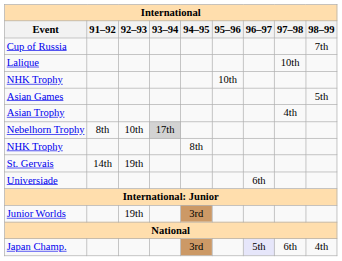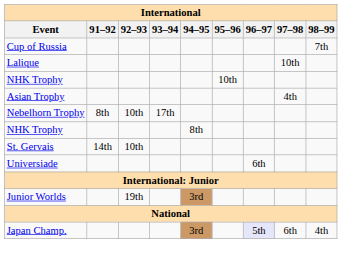- row: (35, 96)
(165, 130) lightgrey background -> (165, 113) no background
(134, 163) 19th -> (134, 146) 10th
